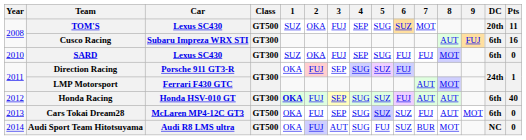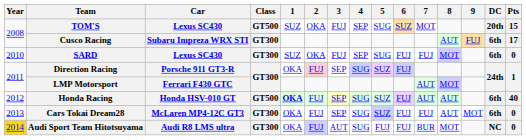(513, 26) 11 -> (513, 26) 15
(513, 41) 16 -> (513, 41) 17
(265, 99) GT300 -> (265, 99) GT500
(265, 113) GT500 -> (265, 113) GT300
(404, 113) SUZ -> (404, 113) FUJ
(15, 128) no background -> (15, 128) gold background
(265, 128) GT500 -> (265, 128) GT300
(404, 128) SUZ -> (404, 128) FUJ
